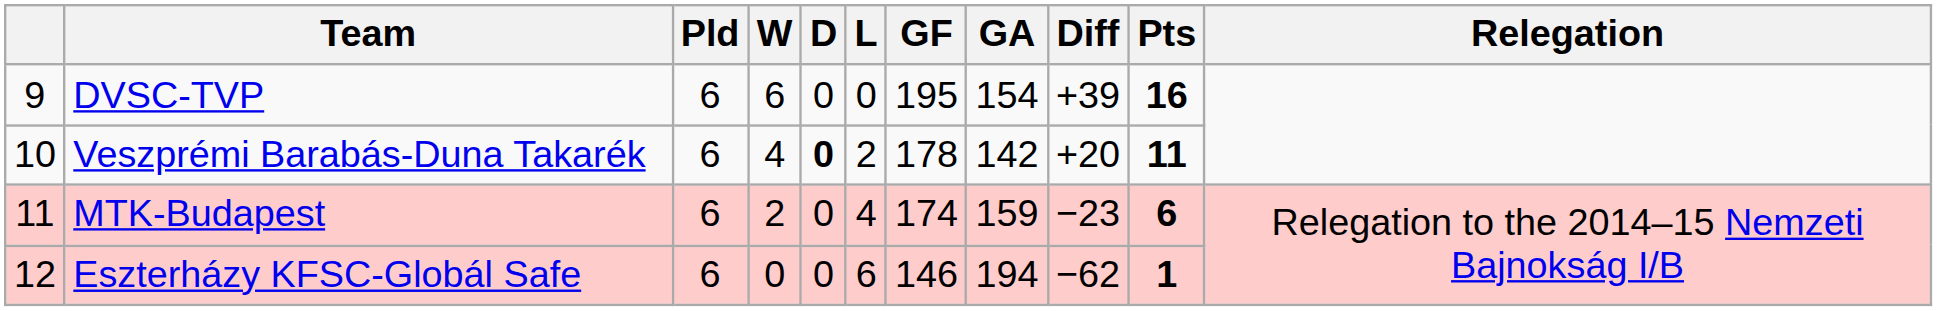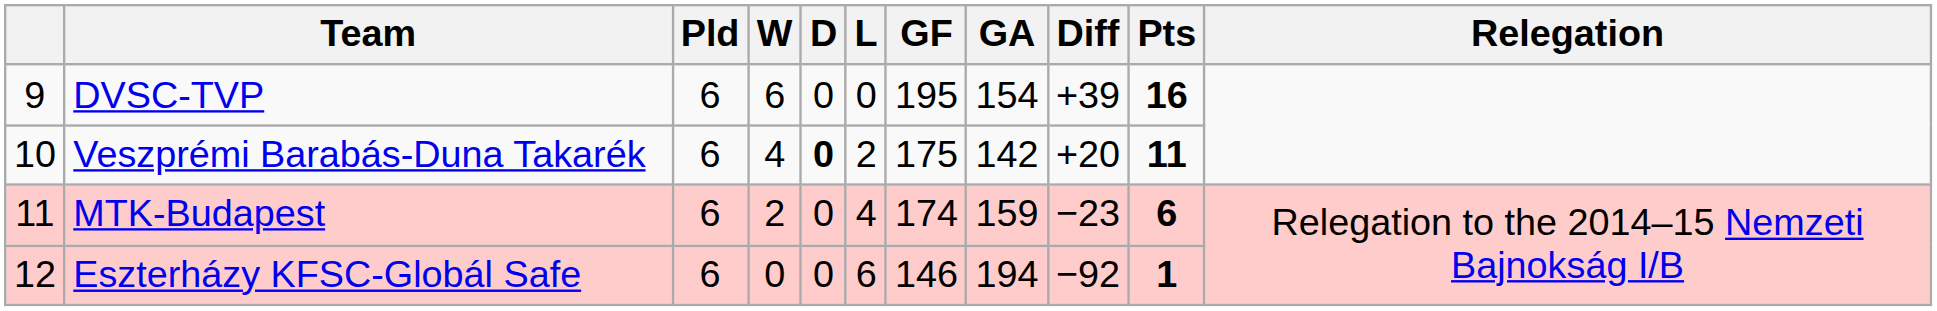(927, 154) 178 -> (927, 154) 175
(1088, 273) −62 -> (1088, 273) −92
